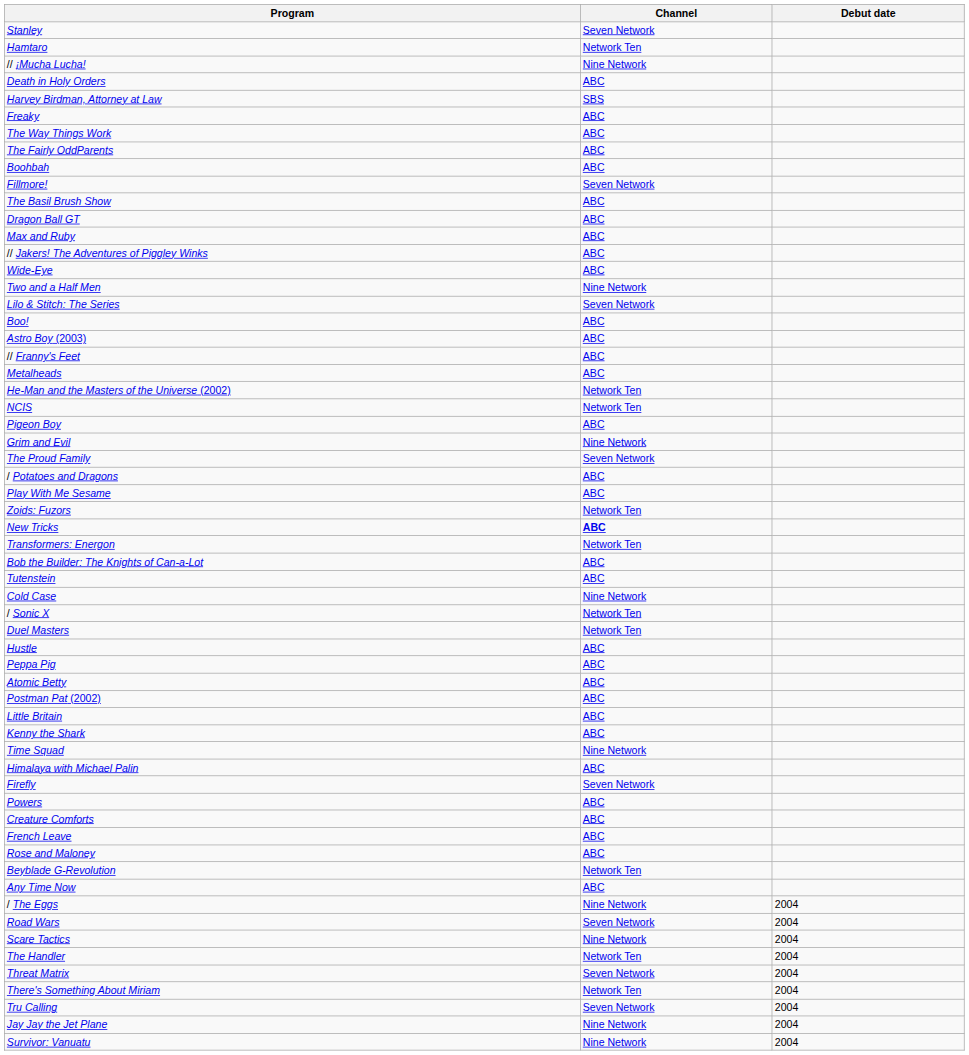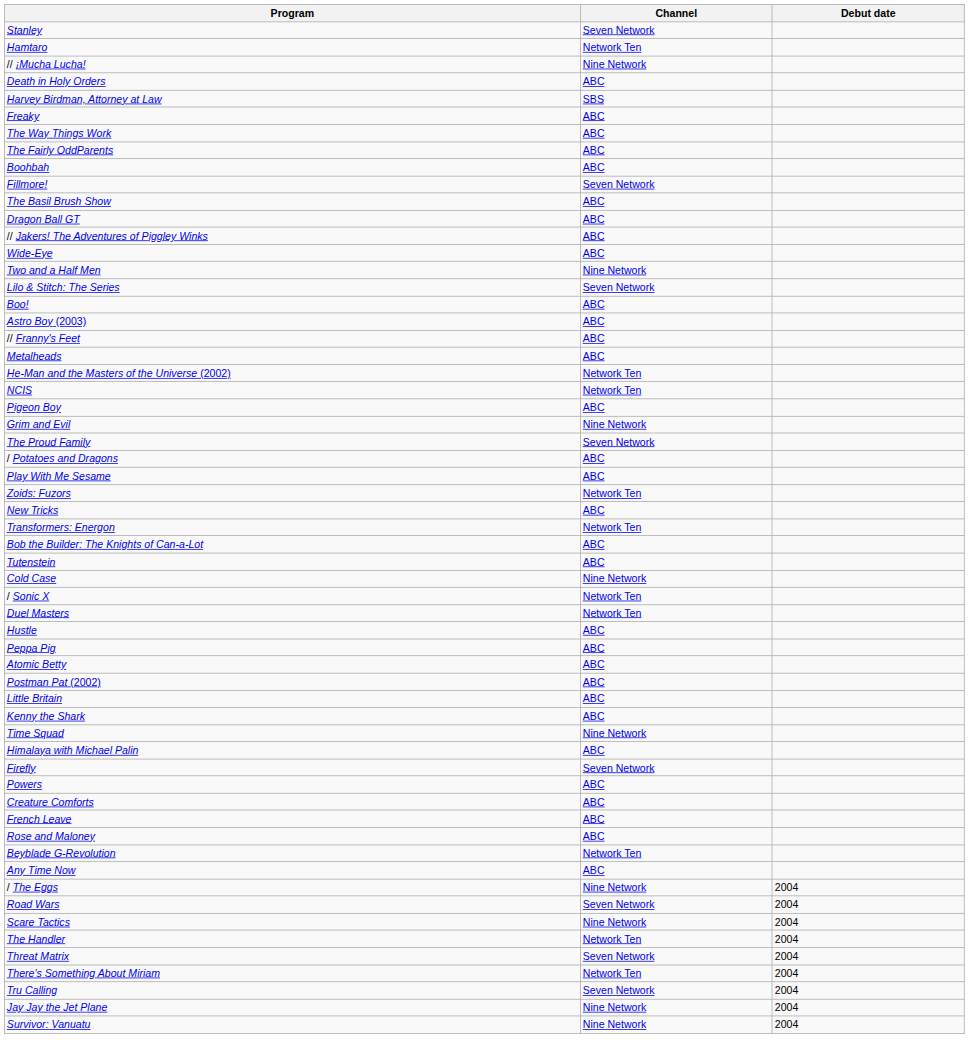- row: (41, 236)
(594, 527) bold -> (594, 510) normal
